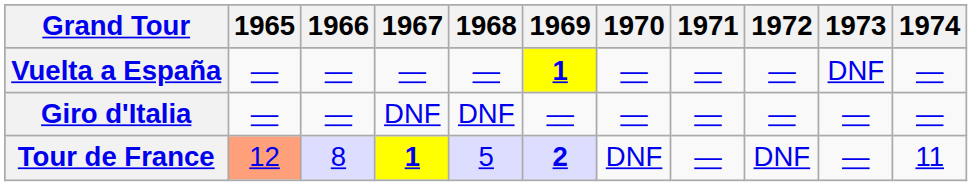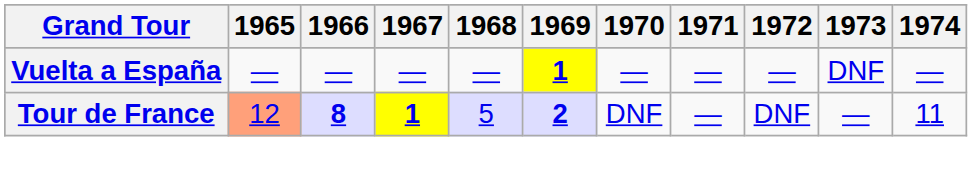- row: (116, 113)
(338, 157) normal -> (338, 113) bold
